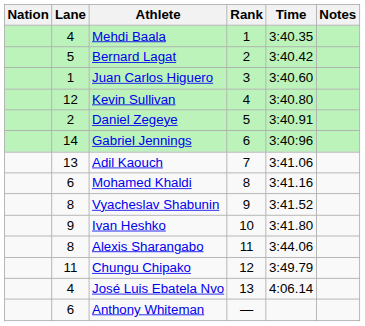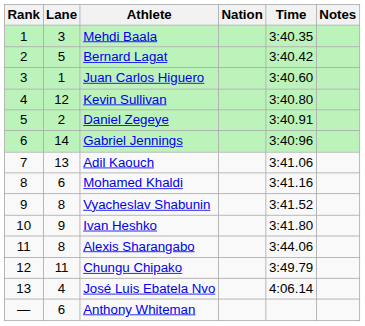columns swapped: (247, 15) <-> (28, 15)
(70, 36) 4 -> (62, 36) 3
